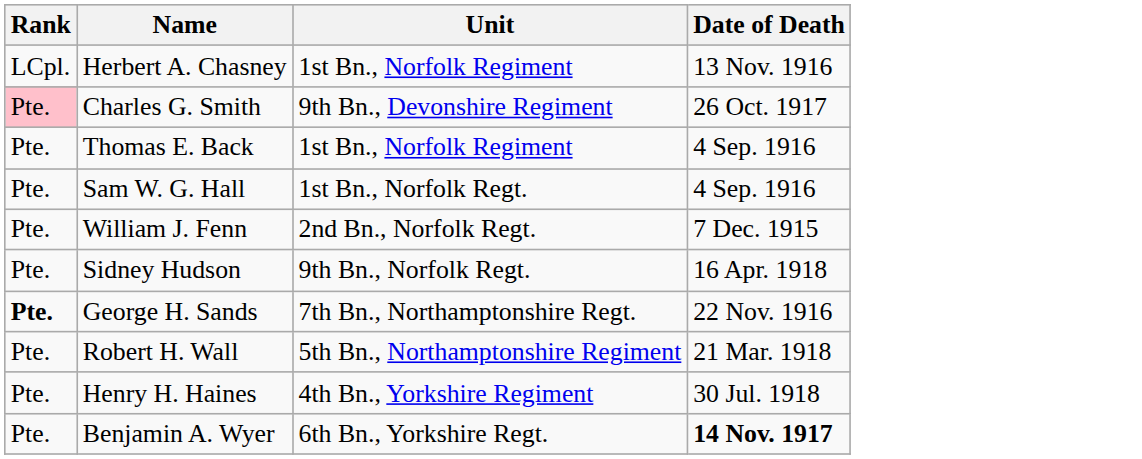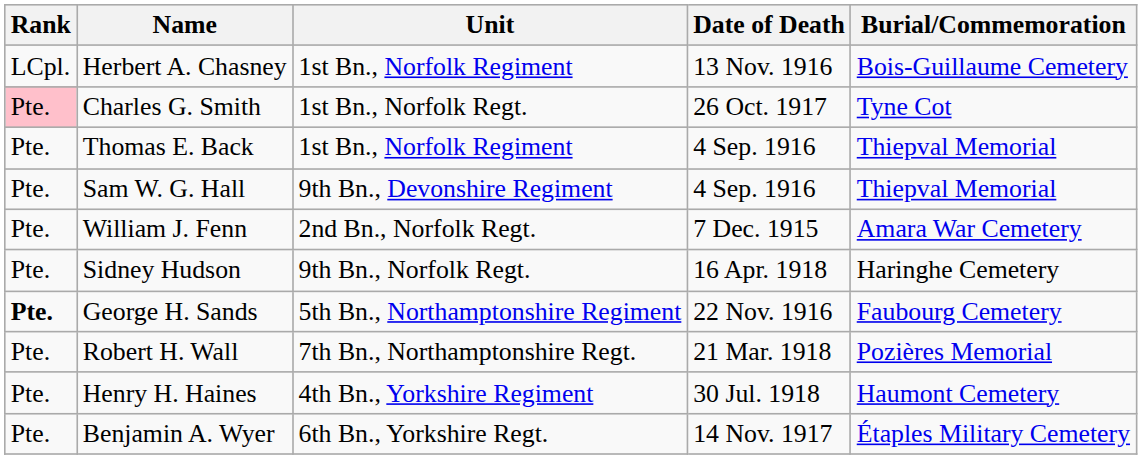+ column: (993, 24)
(456, 106) 9th Bn., Devonshire Regiment -> (413, 106) 1st Bn., Norfolk Regt.
(413, 188) 1st Bn., Norfolk Regt. -> (456, 188) 9th Bn., Devonshire Regiment
(467, 310) 7th Bn., Northamptonshire Regt. -> (490, 310) 5th Bn., Northamptonshire Regiment
(490, 351) 5th Bn., Northamptonshire Regiment -> (467, 351) 7th Bn., Northamptonshire Regt.
(763, 433) bold -> (763, 433) normal
